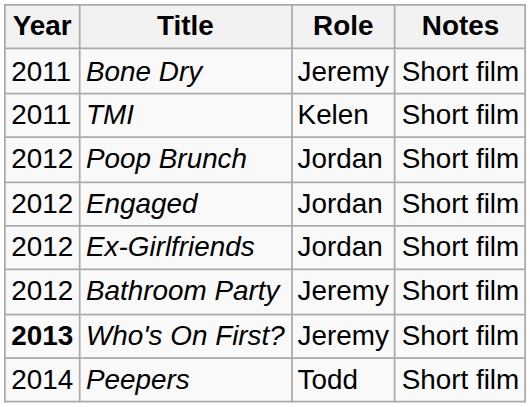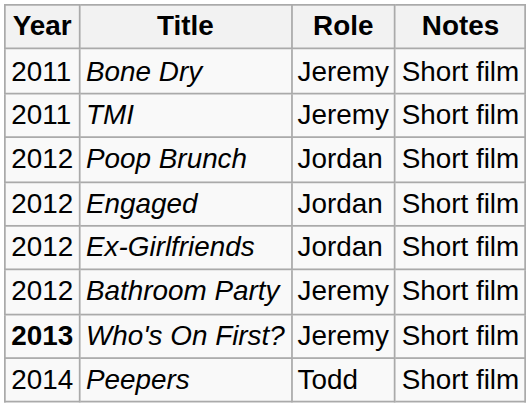(333, 114) Kelen -> (343, 114) Jeremy
